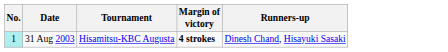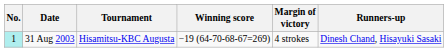+ column: (224, 18)
(197, 39) bold -> (292, 39) normal
